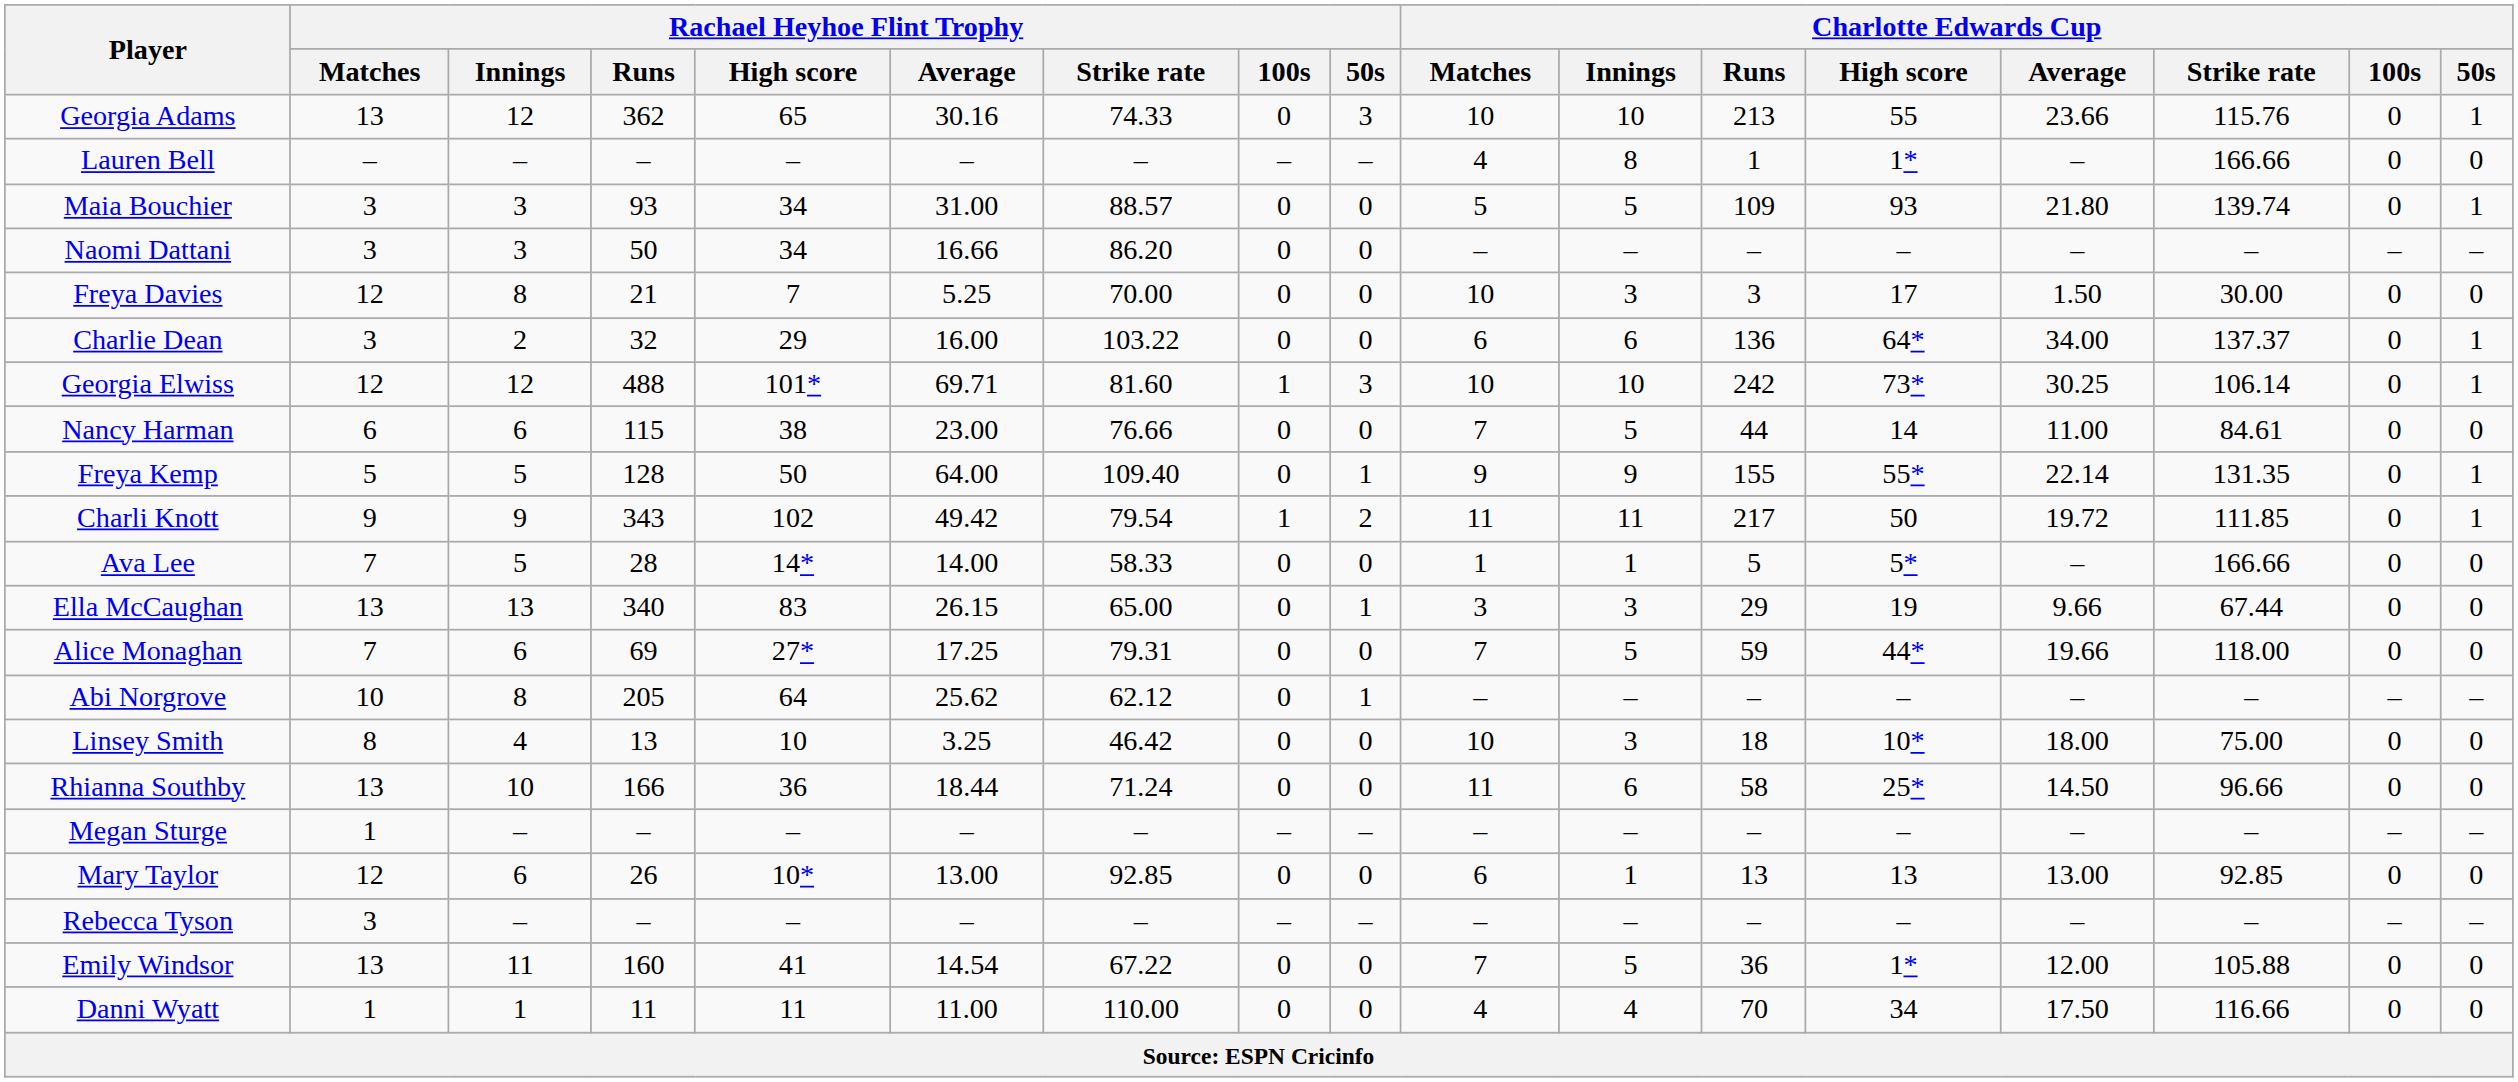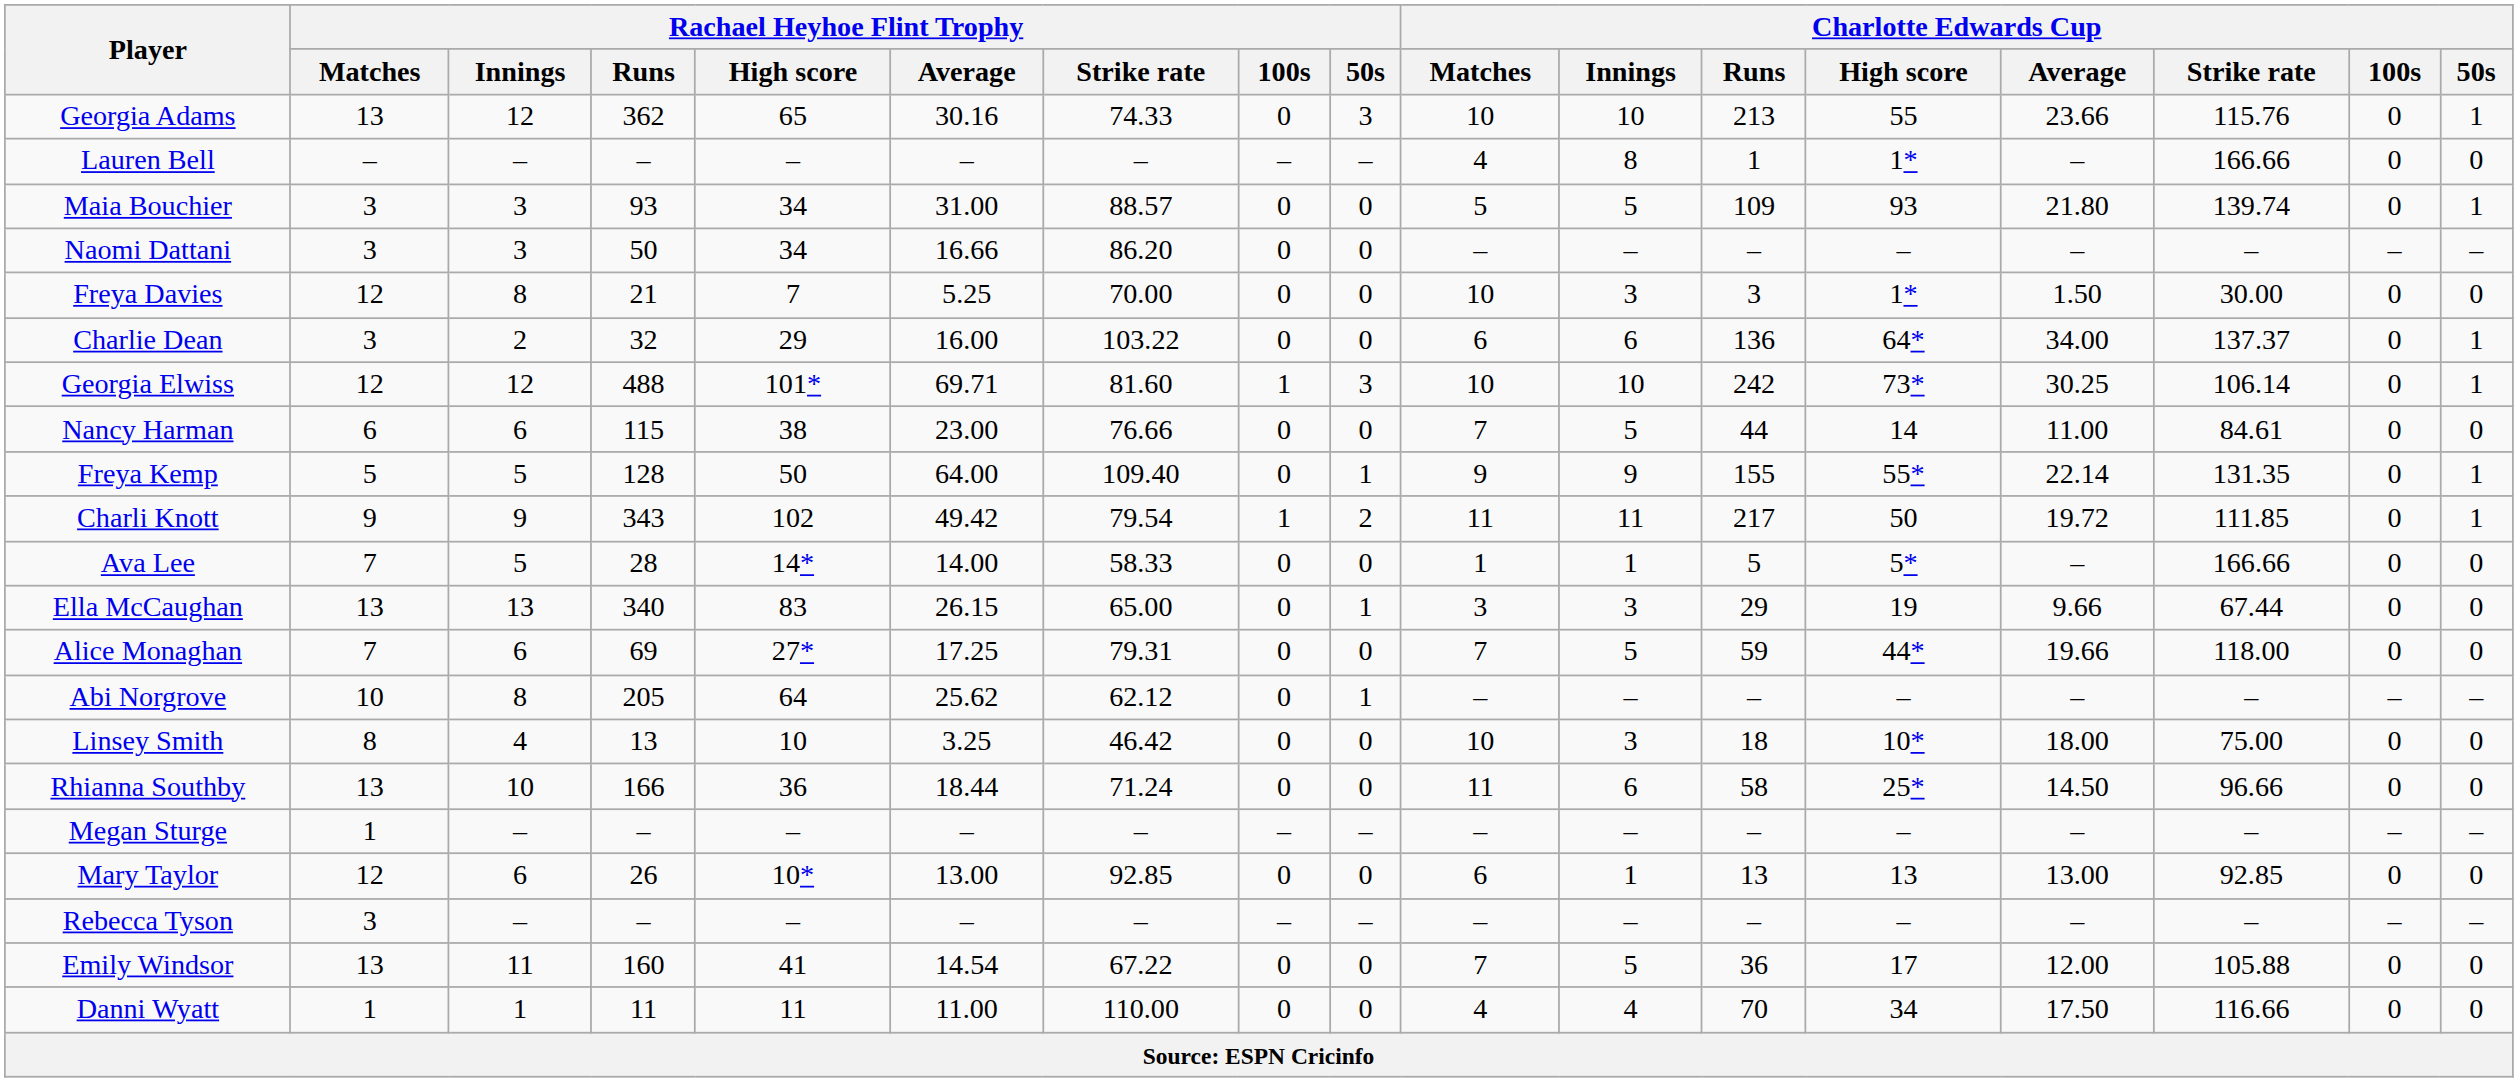(1903, 294) 17 -> (1903, 294) 1*
(1903, 964) 1* -> (1903, 964) 17
